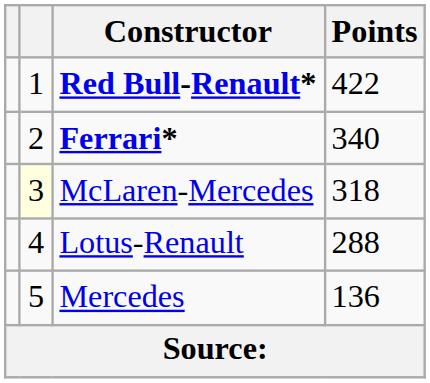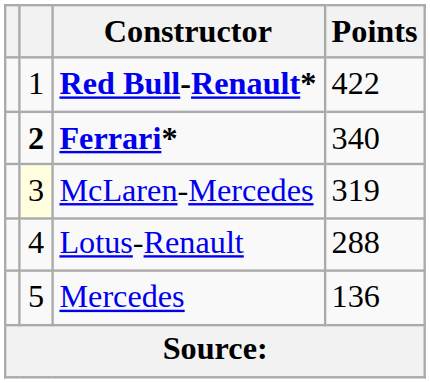(36, 137) normal -> (36, 137) bold
(356, 190) 318 -> (356, 190) 319
